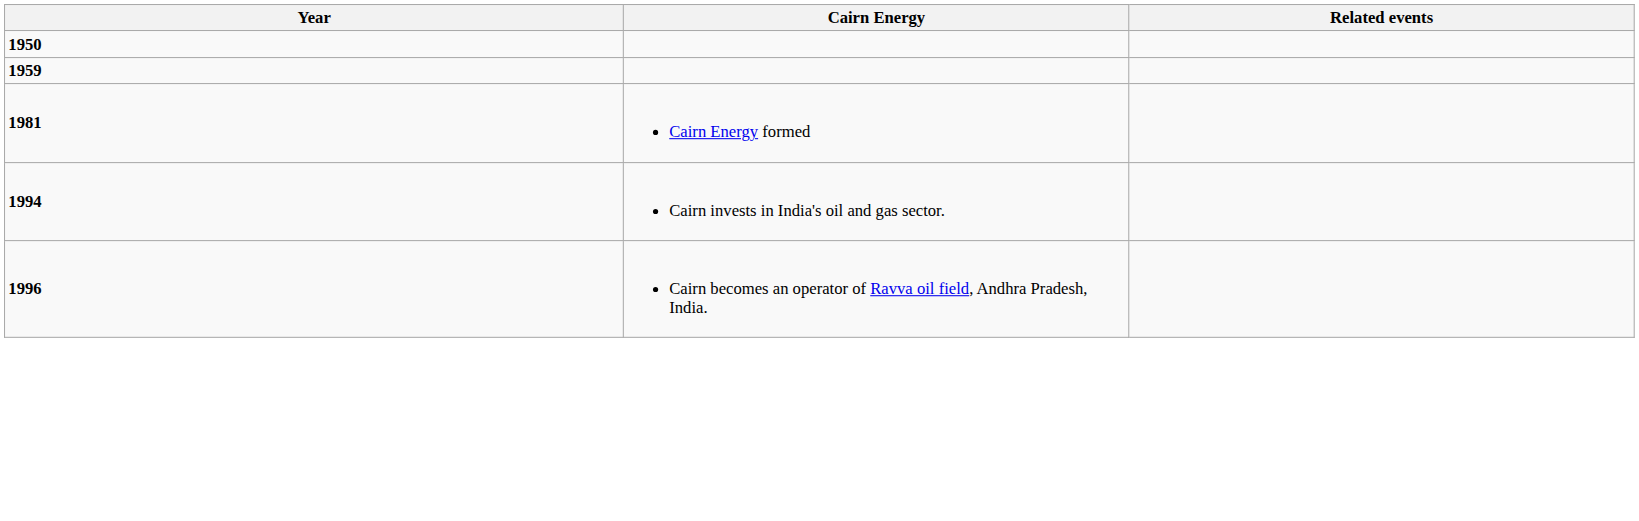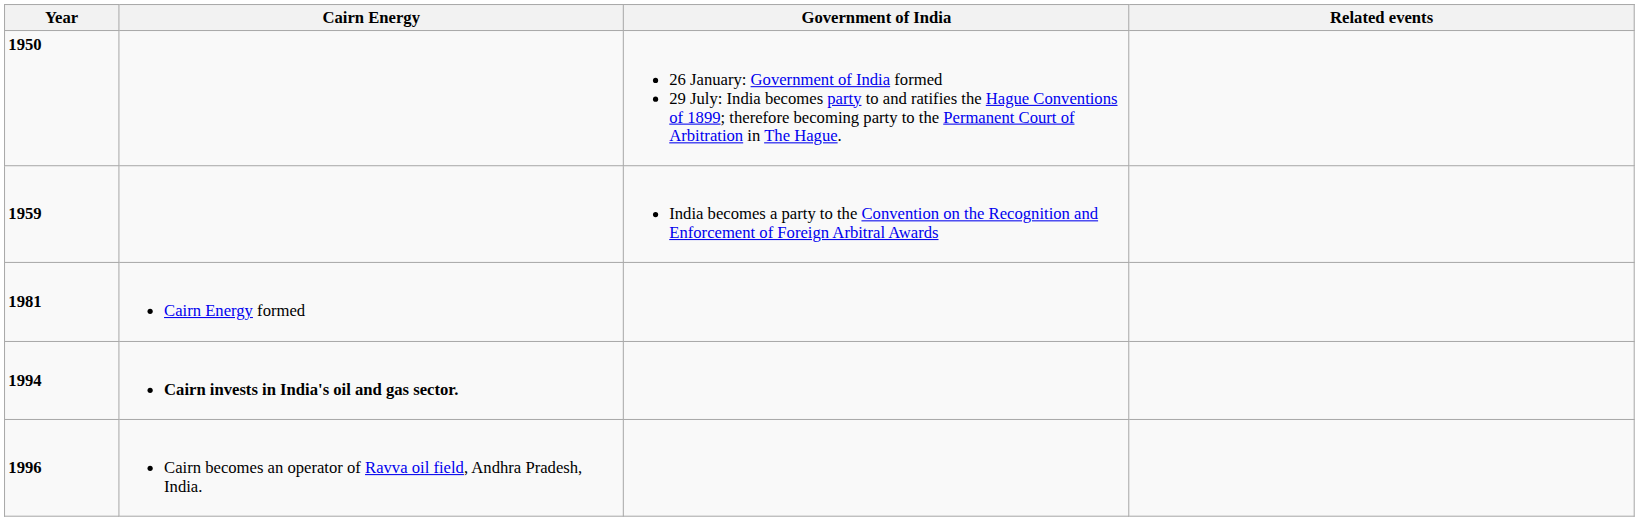+ column: (876, 17)
(876, 211) normal -> (371, 390) bold
